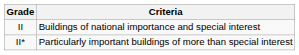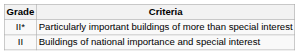rows swapped: (20, 42) <-> (20, 27)
